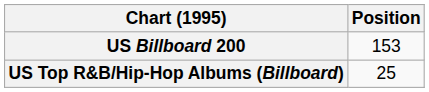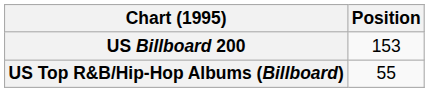(386, 73) 25 -> (386, 73) 55
